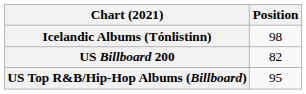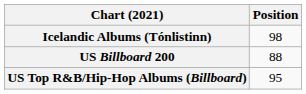(276, 57) 82 -> (276, 57) 88
